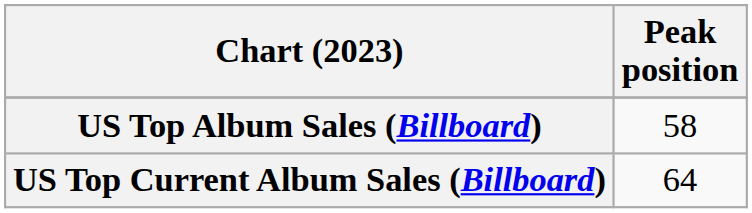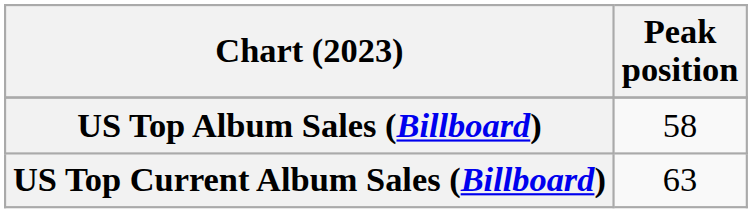(680, 179) 64 -> (680, 179) 63
